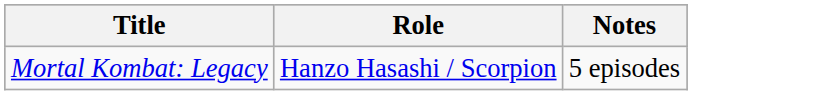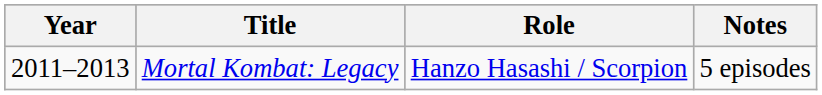+ column: (70, 25)
